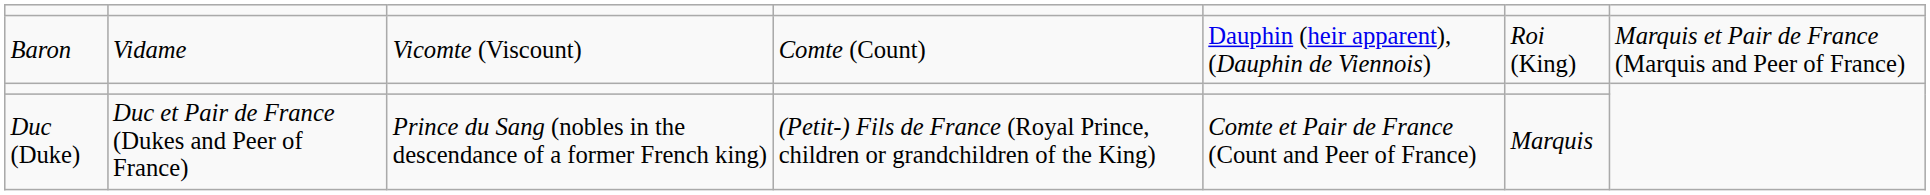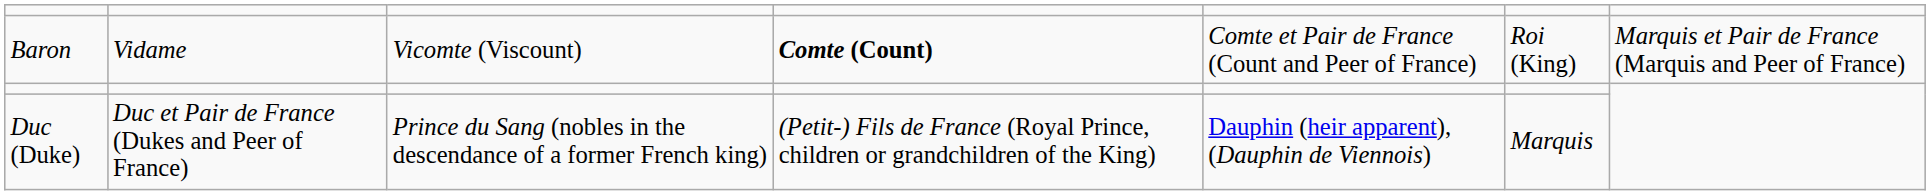(852, 49) normal -> (856, 49) bold
(1330, 49) Dauphin (heir apparent), (Dauphin de Viennois) -> (1342, 49) Comte et Pair de France (Count and Peer of France)
(1342, 141) Comte et Pair de France (Count and Peer of France) -> (1330, 141) Dauphin (heir apparent), (Dauphin de Viennois)
